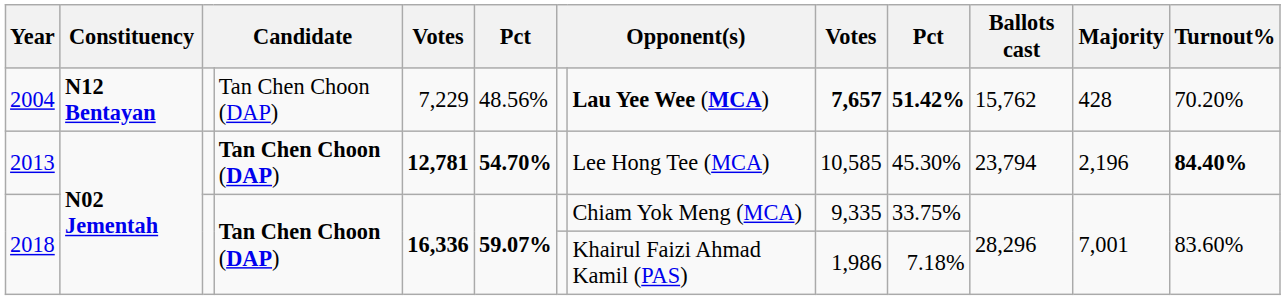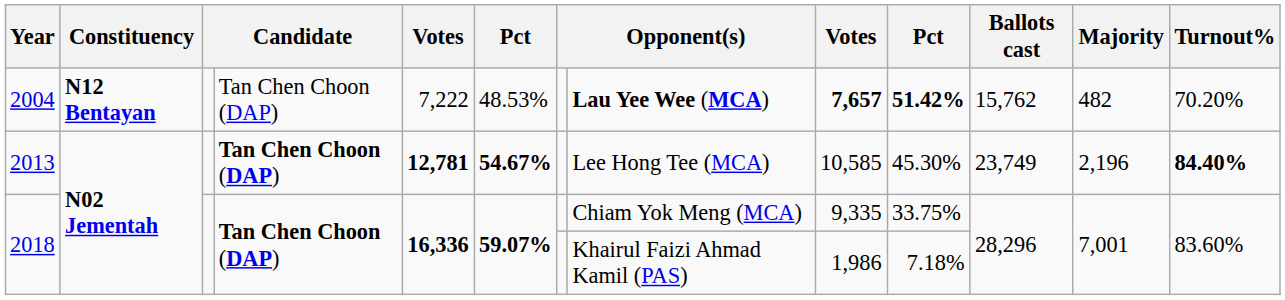(444, 99) 7,229 -> (444, 99) 7,222
(514, 99) 48.56% -> (514, 99) 48.53%
(1095, 99) 428 -> (1095, 99) 482
(515, 162) 54.70% -> (515, 162) 54.67%
(1006, 162) 23,794 -> (1006, 162) 23,749
